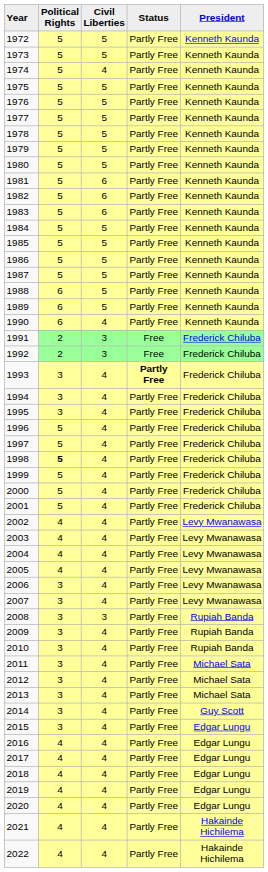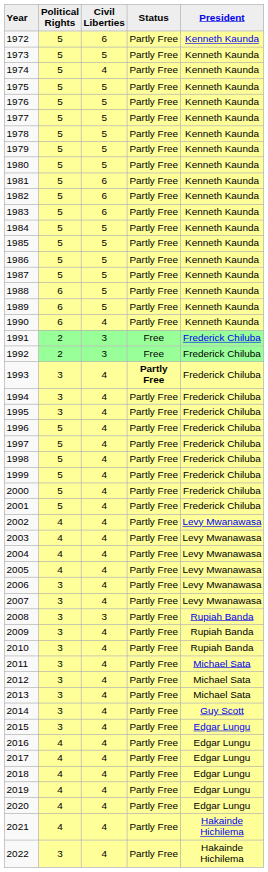(104, 39) 5 -> (104, 39) 6
(60, 459) bold -> (60, 459) normal
(60, 853) 4 -> (60, 853) 3
